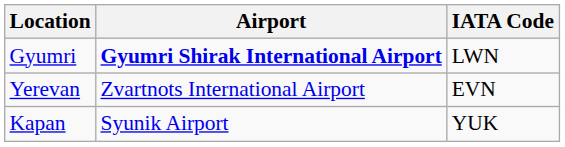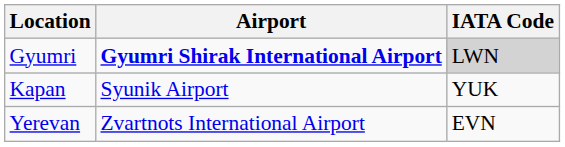(475, 55) no background -> (475, 55) lightgrey background
rows swapped: (38, 123) <-> (45, 89)
